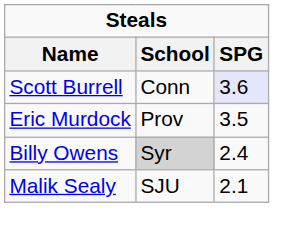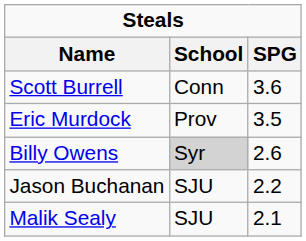(234, 86) lavender background -> (267, 86) no background
(234, 152) 2.4 -> (267, 152) 2.6
+ row: (87, 185)
